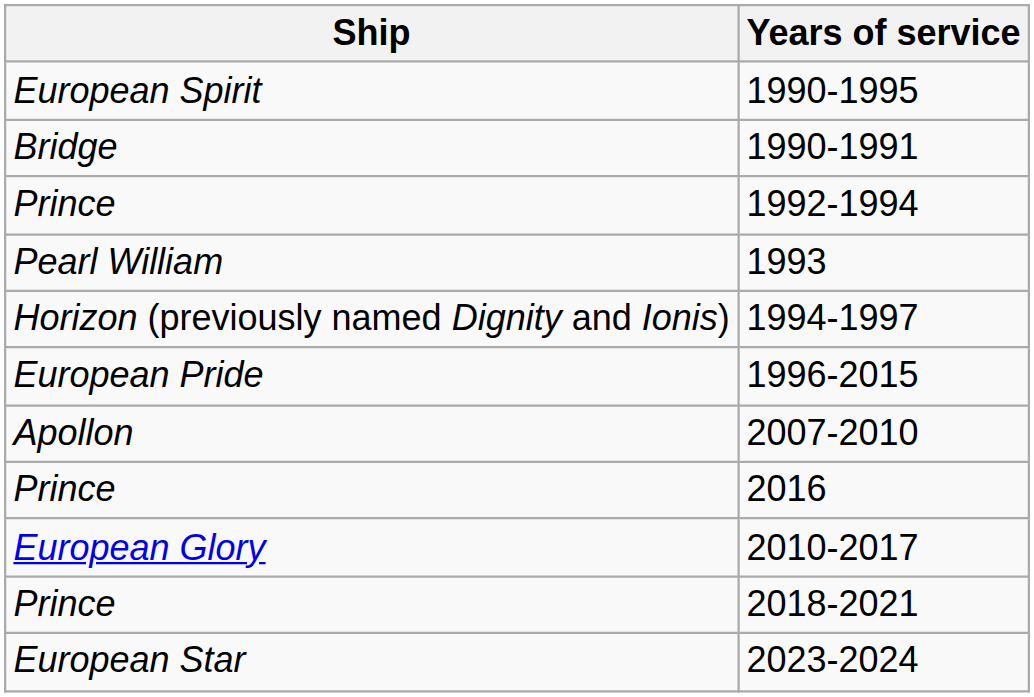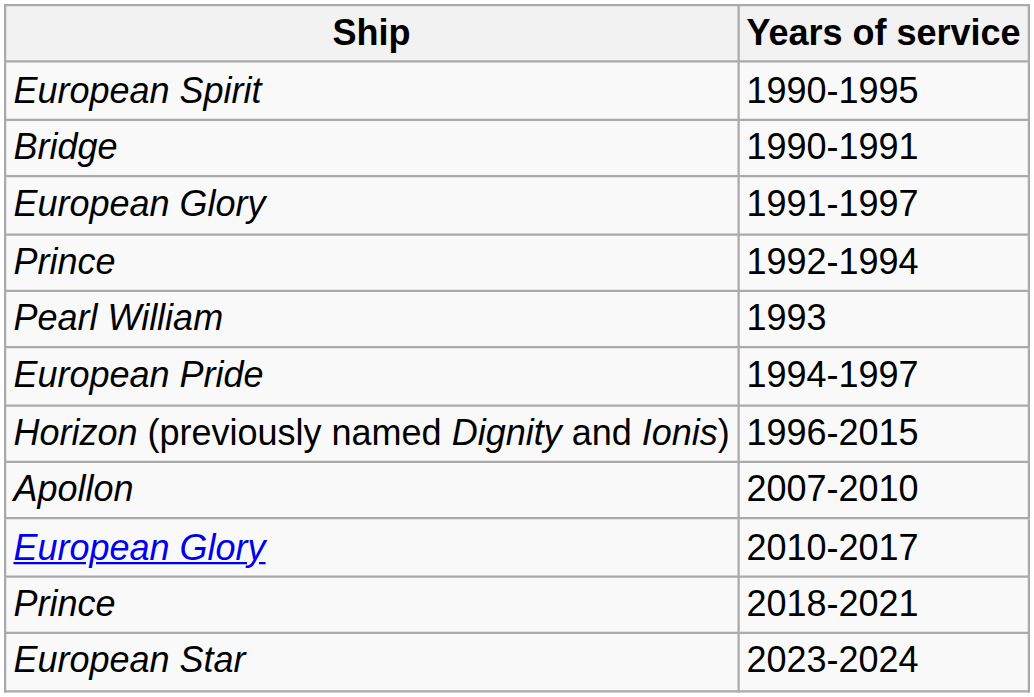+ row: (832, 204)
(372, 318) Horizon (previously named Dignity and Ionis) -> (139, 375) European Pride
(139, 375) European Pride -> (372, 432) Horizon (previously named Dignity and Ionis)
- row: (786, 489)
